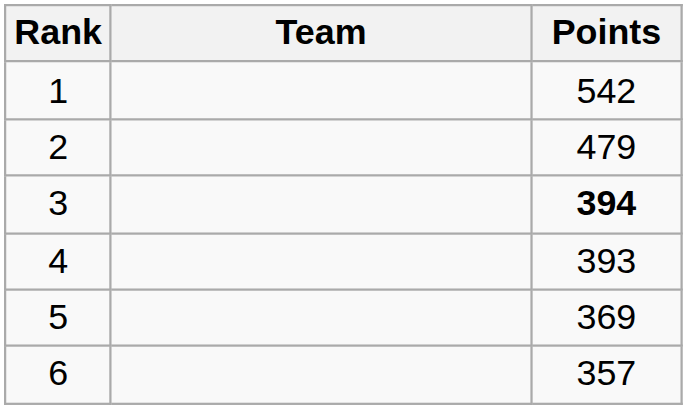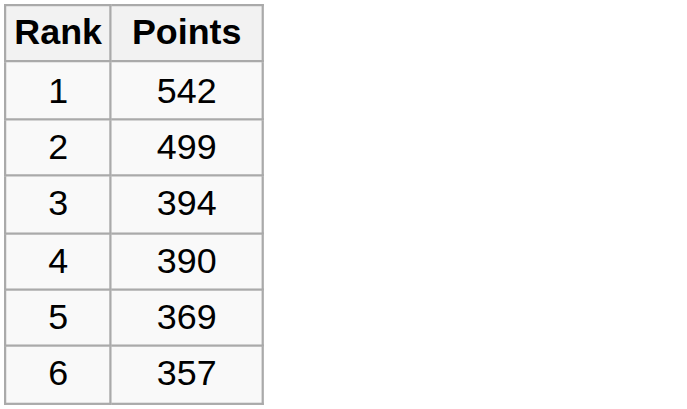- column: (321, 32)
(606, 146) 479 -> (187, 146) 499
(606, 203) bold -> (187, 203) normal
(606, 260) 393 -> (187, 260) 390
